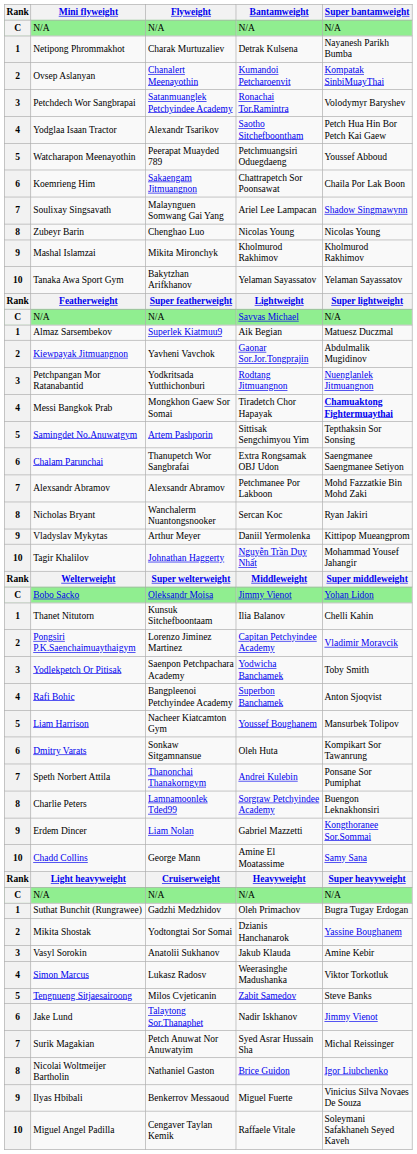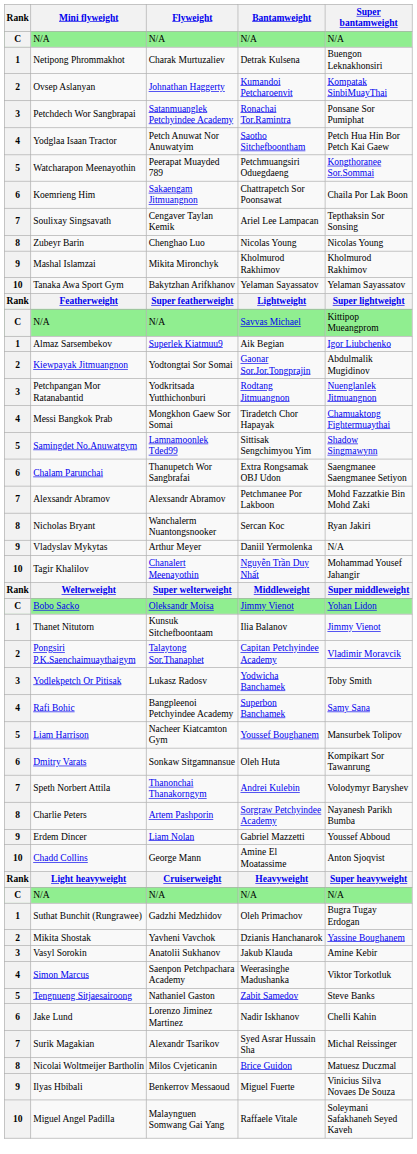(357, 49) Nayanesh Parikh Bumba -> (355, 60) Buengon Leknakhonsiri
(173, 76) Chanalert Meenayothin -> (187, 87) Johnathan Haggerty
(365, 103) Volodymyr Baryshev -> (351, 114) Ponsane Sor Pumiphat
(183, 130) Alexandr Tsarikov -> (184, 141) Petch Anuwat Nor Anuwatyim
(356, 157) Youssef Abboud -> (354, 168) Kongthoranee Sor.Sommai
(186, 211) Malaynguen Somwang Gai Yang -> (181, 222) Cengaver Taylan Kemik
(366, 211) Shadow Singmawynn -> (356, 222) Tepthaksin Sor Sonsing
(333, 317) N/A -> (353, 323) Kittipop Mueangprom
(359, 333) Matuesz Duczmal -> (359, 344) Igor Liubchenko
(181, 354) Yavheni Vavchok -> (191, 365) Yodtongtai Sor Somai
(359, 408) bold -> (359, 419) normal
(180, 435) Artem Pashporin -> (178, 446) Lamnamoonlek Tded99
(353, 435) Tepthaksin Sor Sonsing -> (352, 446) Shadow Singmawynn
(367, 537) Kittipop Mueangprom -> (336, 548) N/A
(186, 558) Johnathan Haggerty -> (174, 569) Chanalert Meenayothin
(349, 616) Chelli Kahin -> (354, 627) Jimmy Vienot
(180, 643) Lorenzo Jiminez Martinez -> (176, 654) Talaytong Sor.Thanaphet
(191, 670) Saenpon Petchpachara Academy -> (178, 681) Lukasz Radosv
(353, 697) Anton Sjoqvist -> (349, 708) Samy Sana
(348, 777) Ponsane Sor Pumiphat -> (368, 789) Volodymyr Baryshev
(178, 804) Lamnamoonlek Tded99 -> (181, 816) Artem Pashporin
(352, 804) Buengon Leknakhonsiri -> (360, 816) Nayanesh Parikh Bumba
(351, 831) Kongthoranee Sor.Sommai -> (359, 837) Youssef Abboud
(346, 858) Samy Sana -> (356, 858) Anton Sjoqvist
(190, 932) Yodtongtai Sor Somai -> (182, 938) Yavheni Vavchok
(177, 975) Lukasz Radosv -> (192, 975) Saenpon Petchpachara Academy
(182, 996) Milos Cvjeticanin -> (182, 996) Nathaniel Gaston
(176, 1017) Talaytong Sor.Thanaphet -> (180, 1017) Lorenzo Jiminez Martinez
(351, 1017) Jimmy Vienot -> (352, 1017) Chelli Kahin
(183, 1044) Petch Anuwat Nor Anuwatyim -> (184, 1044) Alexandr Tsarikov
(181, 1071) Nathaniel Gaston -> (183, 1065) Milos Cvjeticanin
(356, 1071) Igor Liubchenko -> (362, 1065) Matuesz Duczmal
(180, 1130) Cengaver Taylan Kemik -> (187, 1119) Malaynguen Somwang Gai Yang
